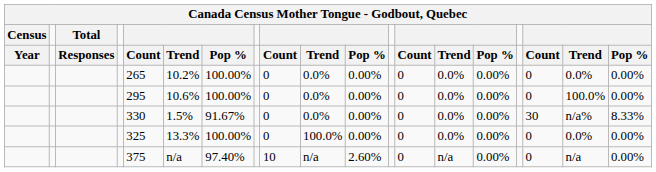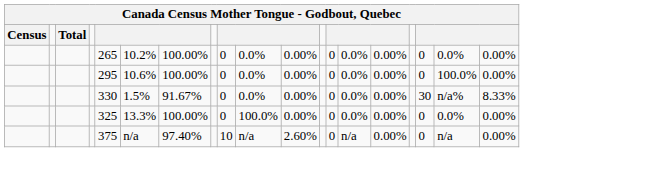- row: (27, 55)
